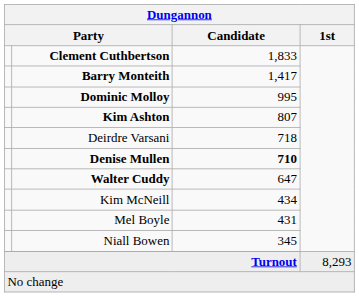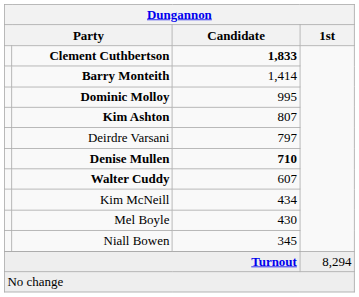(282, 55) normal -> (282, 55) bold
(282, 76) 1,417 -> (282, 76) 1,414
(287, 138) 718 -> (287, 138) 797
(287, 179) 647 -> (287, 179) 607
(287, 220) 431 -> (287, 220) 430
(337, 261) 8,293 -> (337, 261) 8,294
